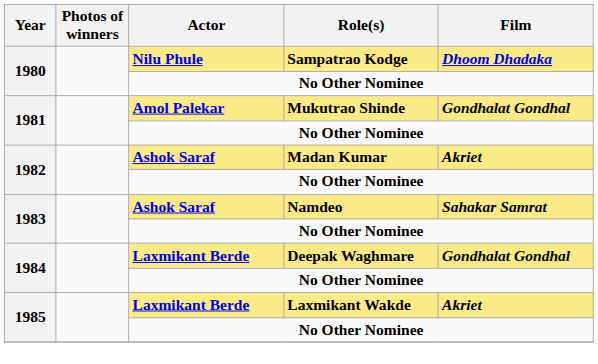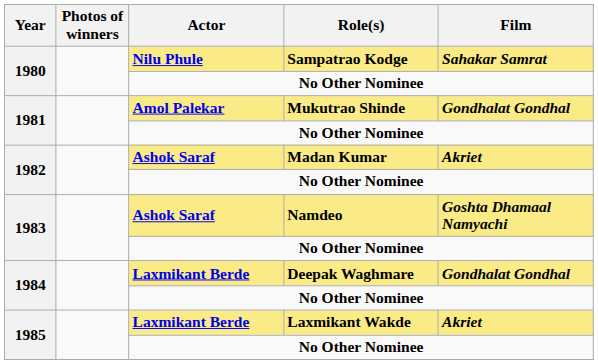(497, 58) Dhoom Dhadaka -> (494, 58) Sahakar Samrat
(494, 206) Sahakar Samrat -> (497, 215) Goshta Dhamaal Namyachi
